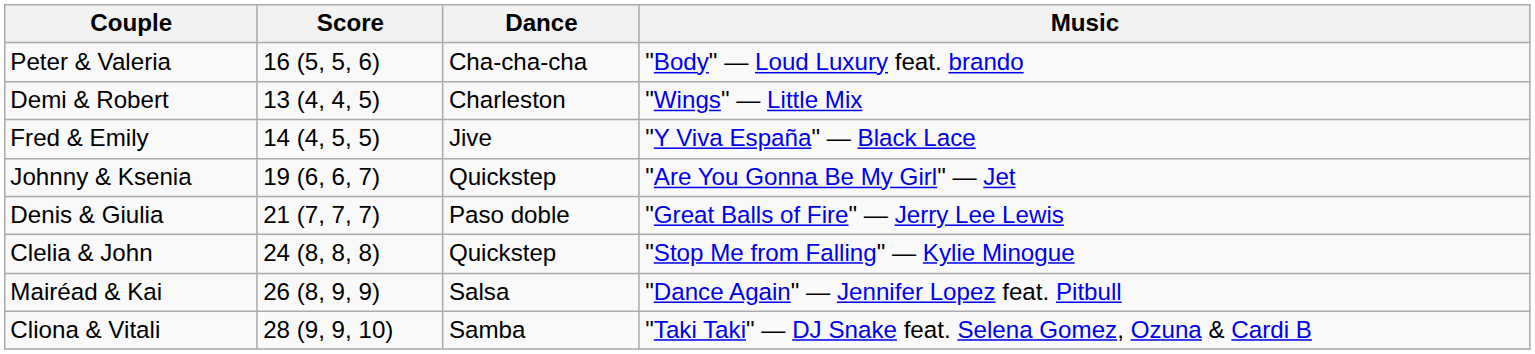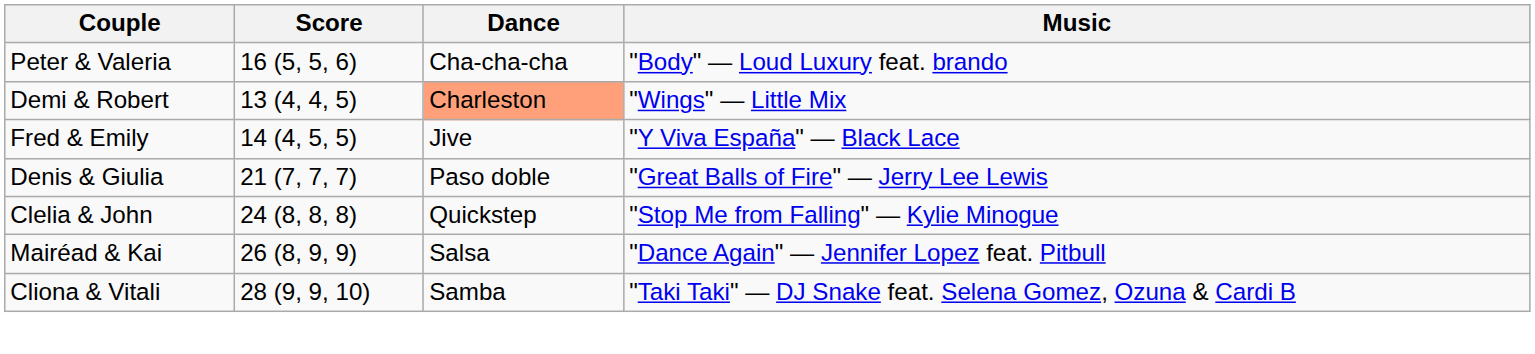(507, 100) no background -> (488, 100) lightsalmon background
- row: (101, 176)
